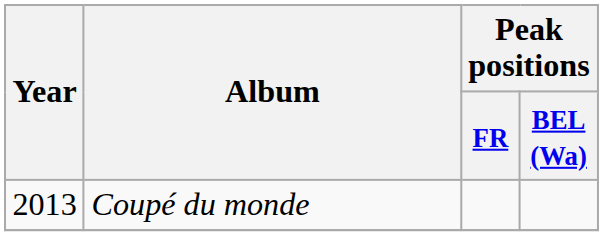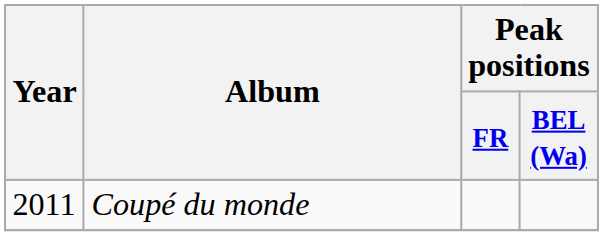(45, 204) 2013 -> (44, 204) 2011
